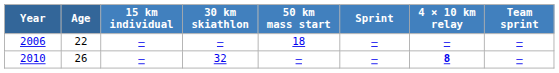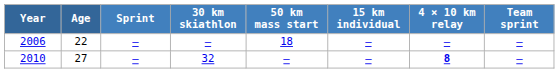columns swapped: (142, 19) <-> (374, 19)
(81, 60) 26 -> (81, 60) 27
